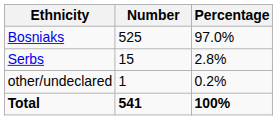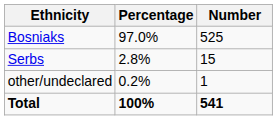columns swapped: (153, 15) <-> (232, 15)
